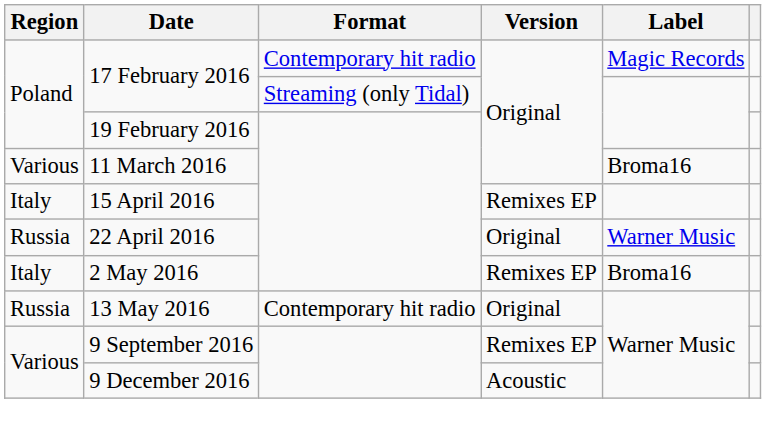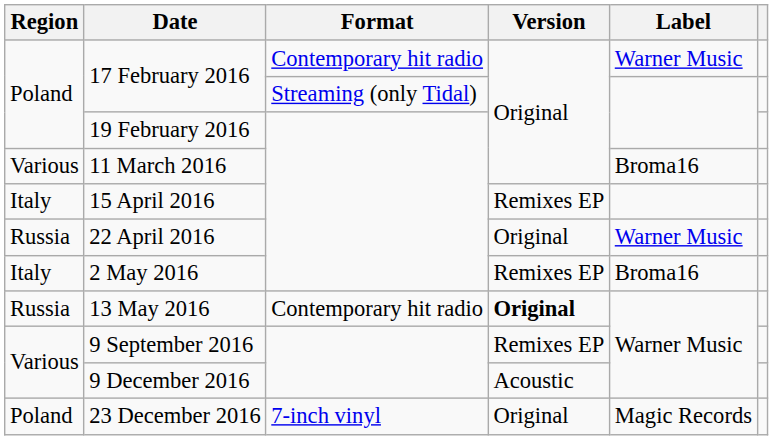(676, 58) Magic Records -> (679, 58) Warner Music
(524, 308) normal -> (534, 308) bold
+ row: (175, 415)
